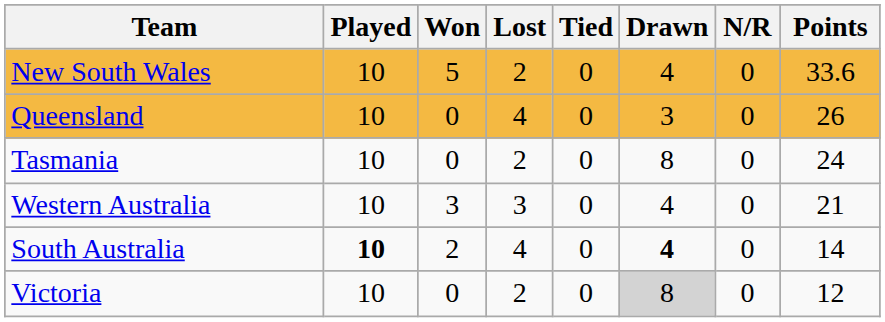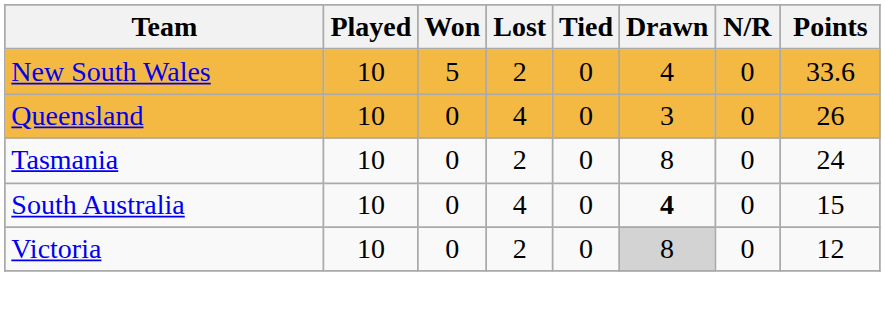- row: (111, 204)
(371, 248) bold -> (371, 204) normal
(452, 248) 2 -> (452, 204) 0
(830, 248) 14 -> (830, 204) 15
